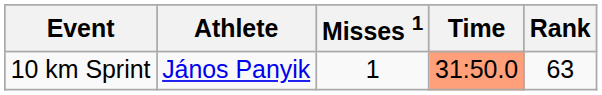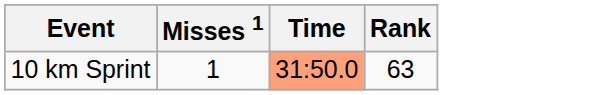- column: (236, 28)
